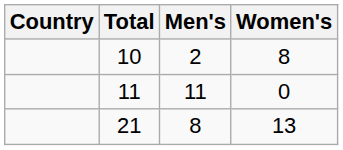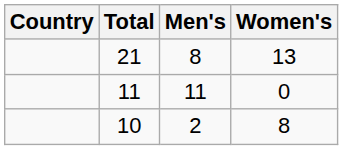rows swapped: (129, 126) <-> (129, 56)
